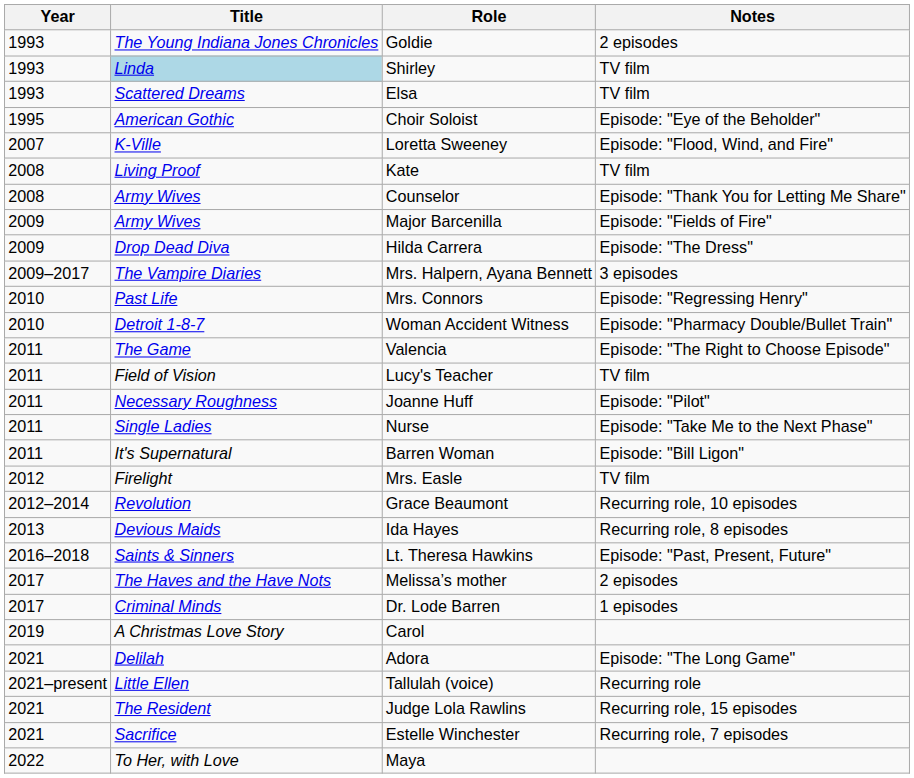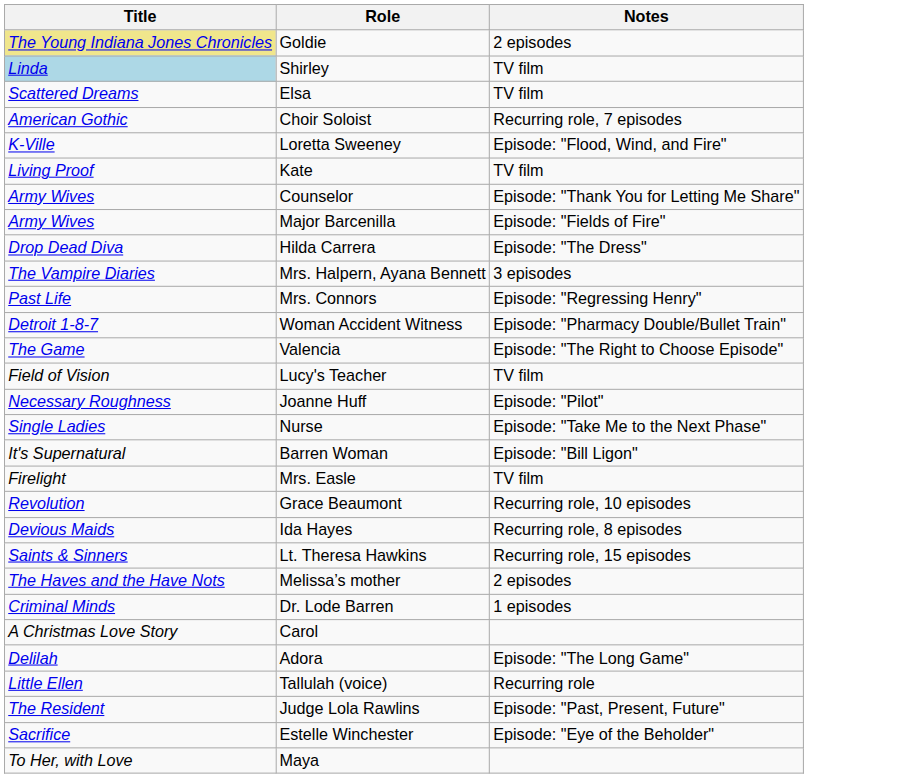- column: (58, 17)
(246, 42) no background -> (140, 42) khaki background
(710, 119) Episode: "Eye of the Beholder" -> (588, 119) Recurring role, 7 episodes
(715, 555) Episode: "Past, Present, Future" -> (592, 555) Recurring role, 15 episodes
(698, 709) Recurring role, 15 episodes -> (609, 709) Episode: "Past, Present, Future"
(694, 734) Recurring role, 7 episodes -> (604, 734) Episode: "Eye of the Beholder"
